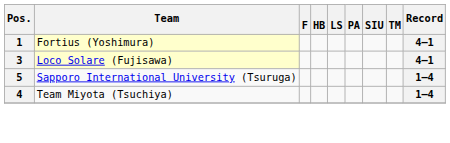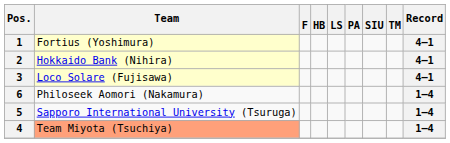+ row: (19, 60)
+ row: (19, 94)
(105, 94) no background -> (105, 129) lightsalmon background
